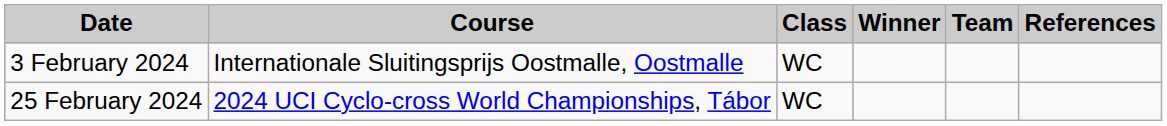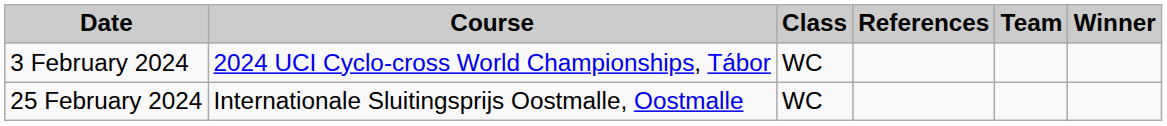columns swapped: (899, 23) <-> (1090, 23)
(479, 62) Internationale Sluitingsprijs Oostmalle, Oostmalle -> (492, 62) 2024 UCI Cyclo-cross World Championships, Tábor
(492, 100) 2024 UCI Cyclo-cross World Championships, Tábor -> (479, 100) Internationale Sluitingsprijs Oostmalle, Oostmalle
